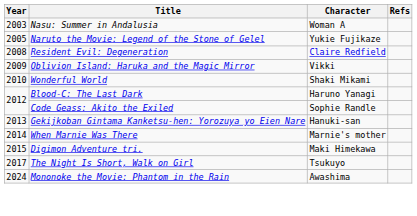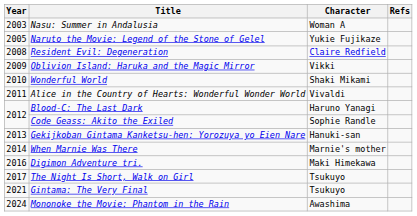+ row: (168, 94)
(17, 149) 2015 -> (17, 163) 2016
+ row: (89, 190)
